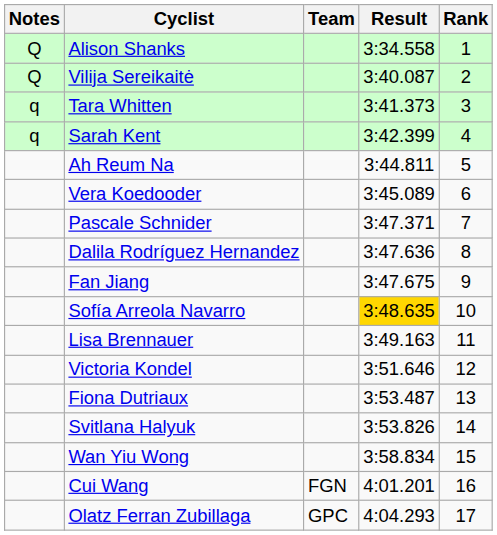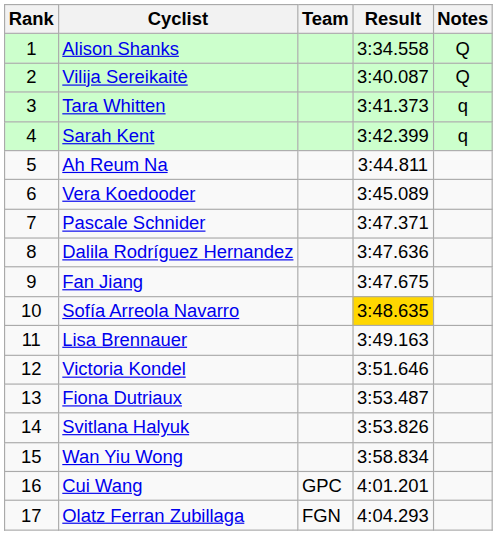columns swapped: (466, 19) <-> (34, 19)
(327, 485) FGN -> (322, 485) GPC
(328, 515) GPC -> (321, 515) FGN
